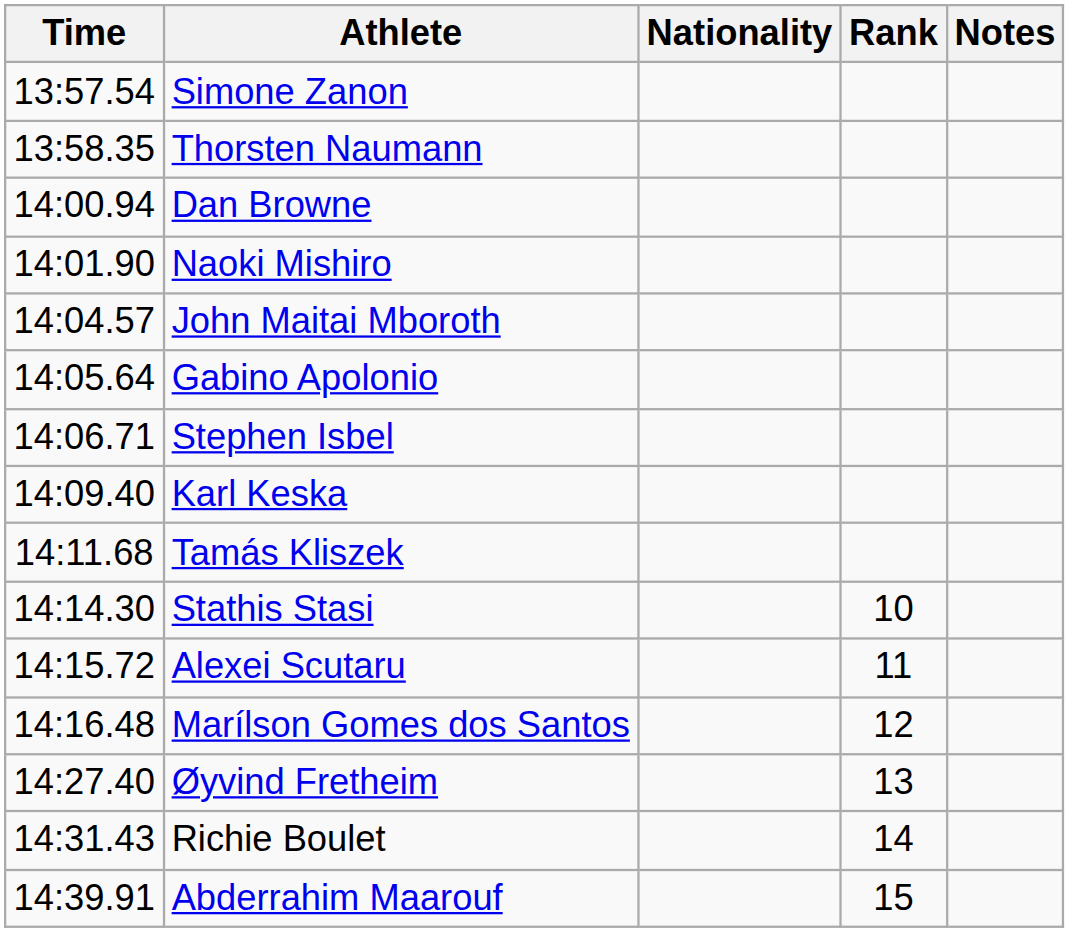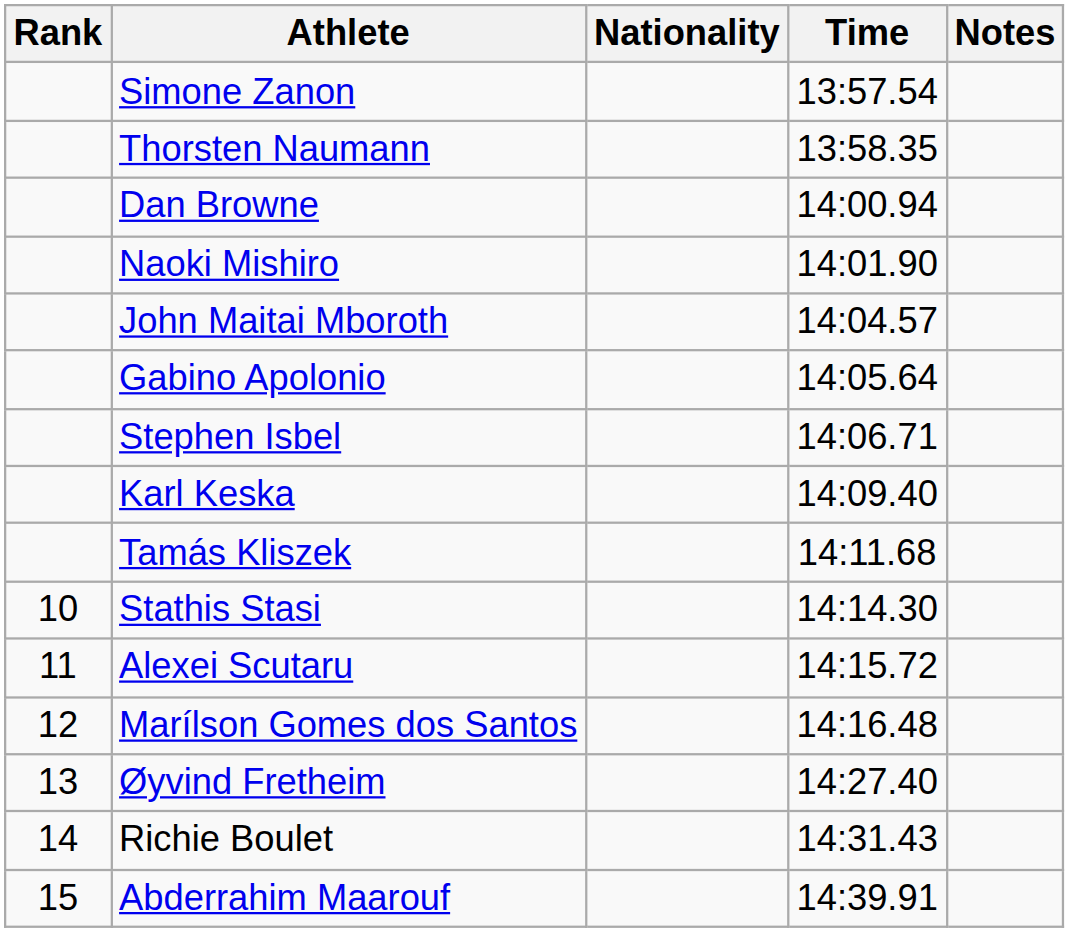columns swapped: (893, 33) <-> (84, 33)
